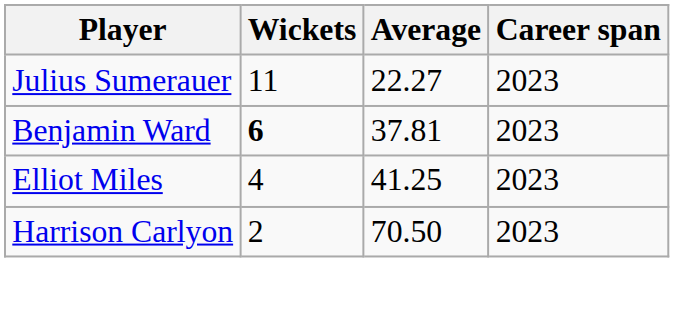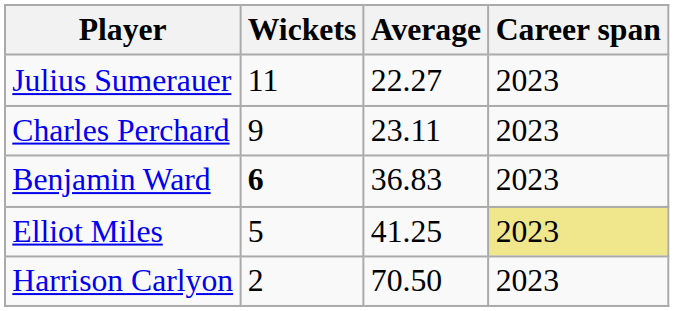+ row: (121, 130)
(406, 130) 37.81 -> (406, 180) 36.83
(256, 180) 4 -> (256, 230) 5
(527, 180) no background -> (527, 230) khaki background
